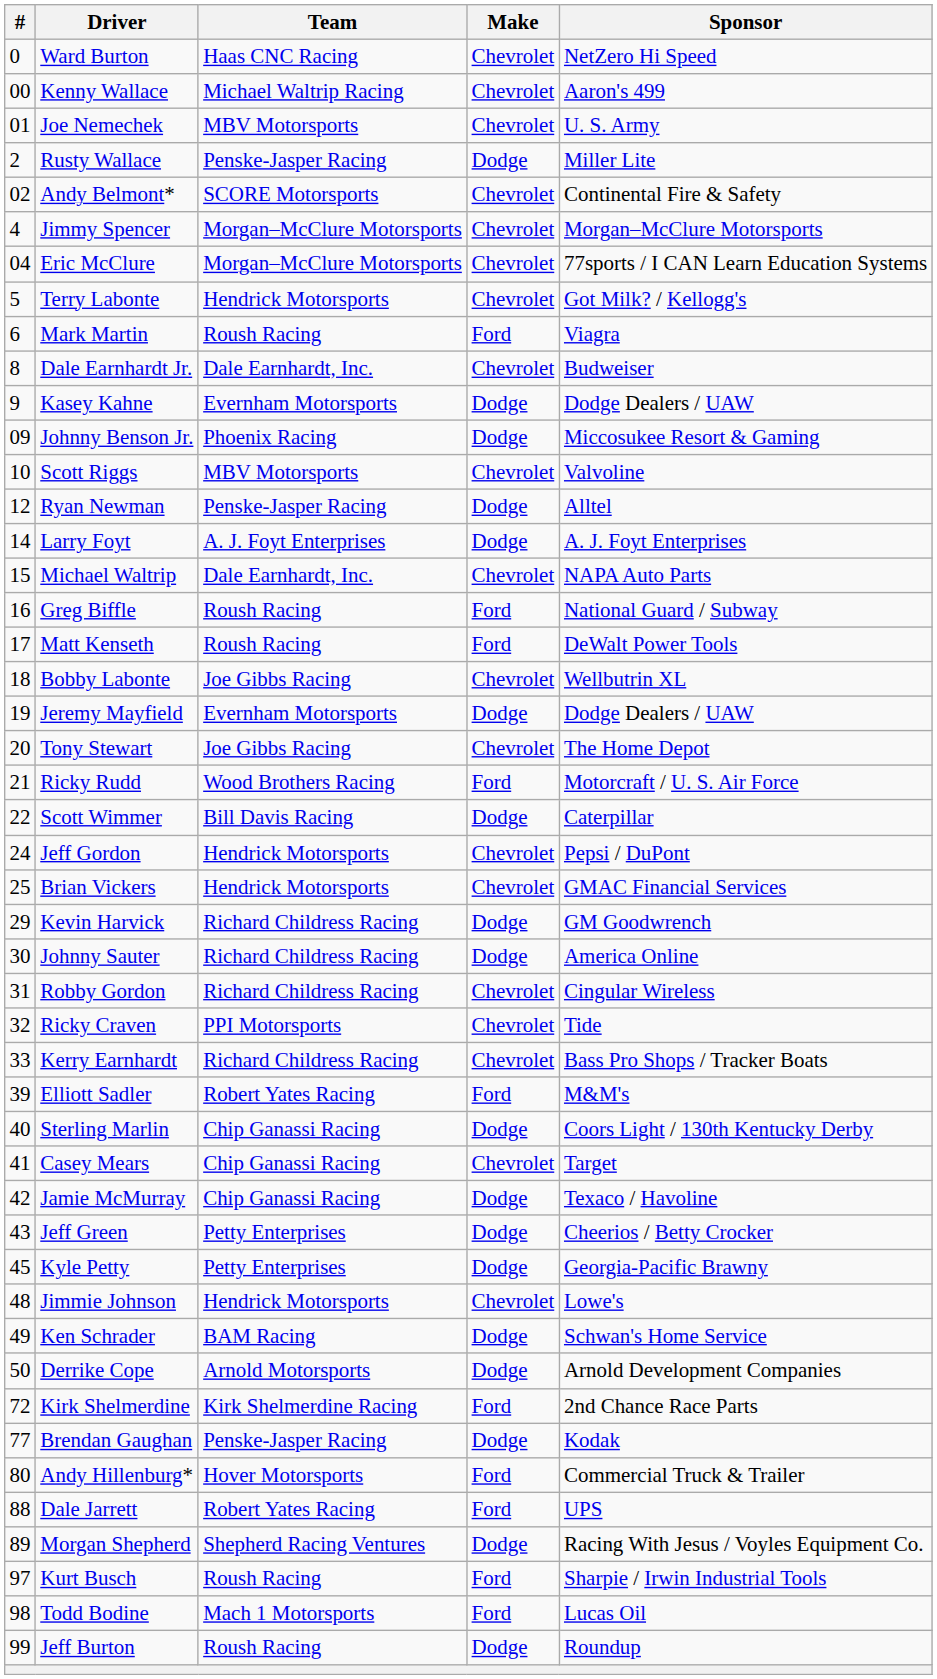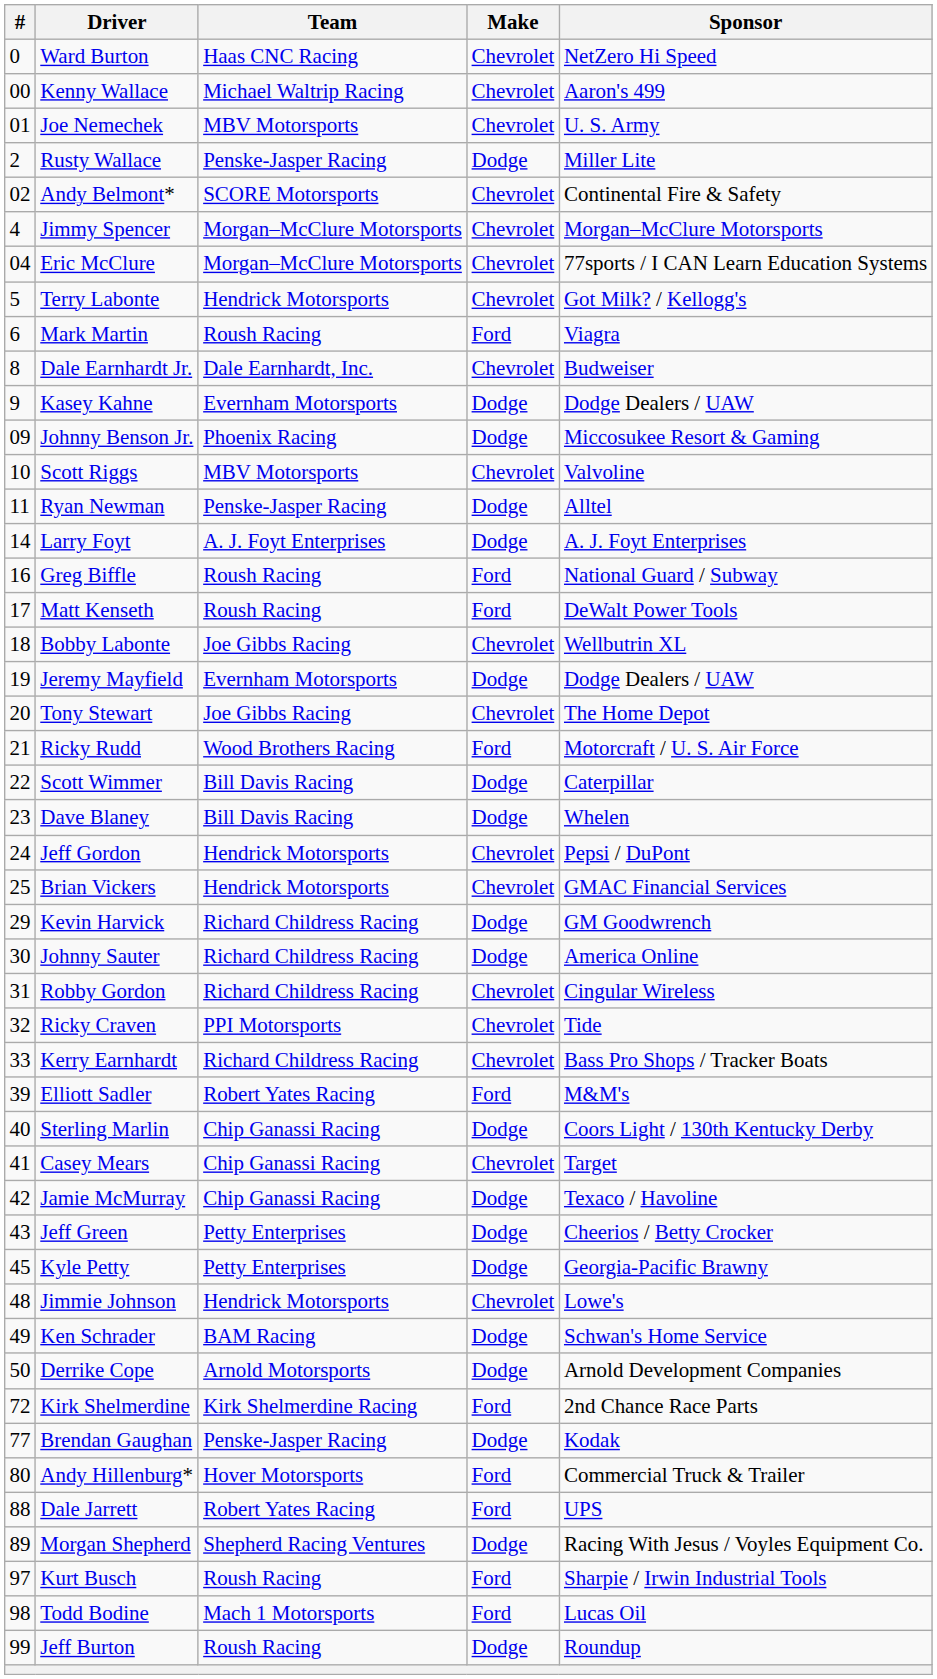(20, 506) 12 -> (20, 506) 11
- row: (108, 575)
+ row: (95, 817)
